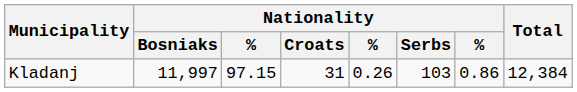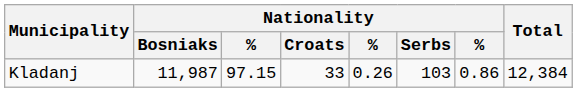(188, 73) 11,997 -> (188, 73) 11,987
(335, 73) 31 -> (335, 73) 33
